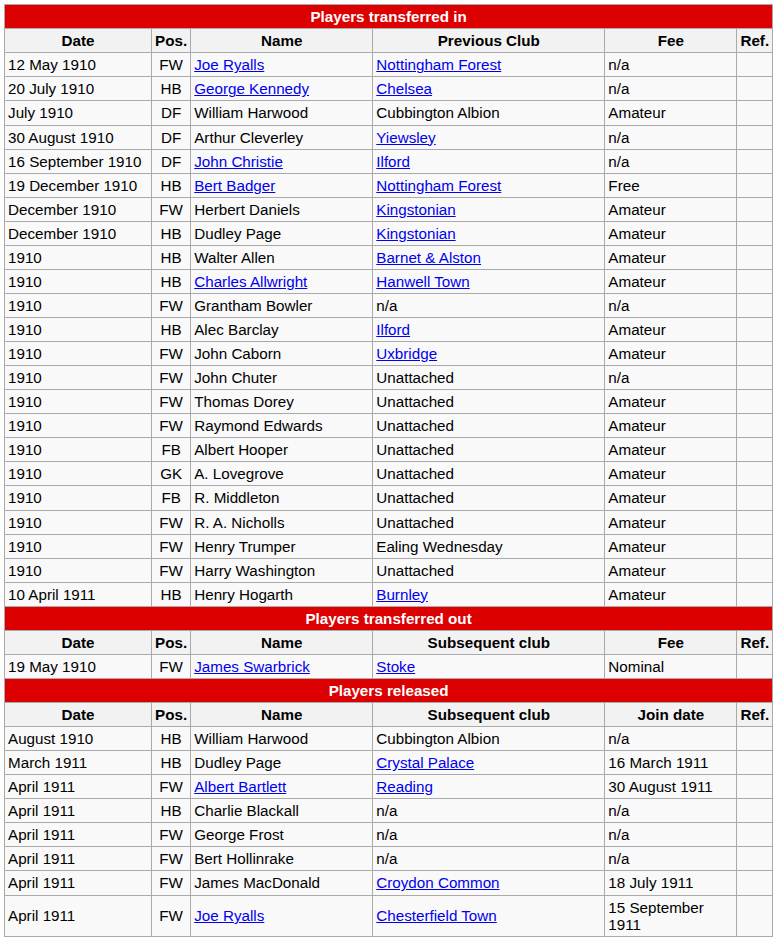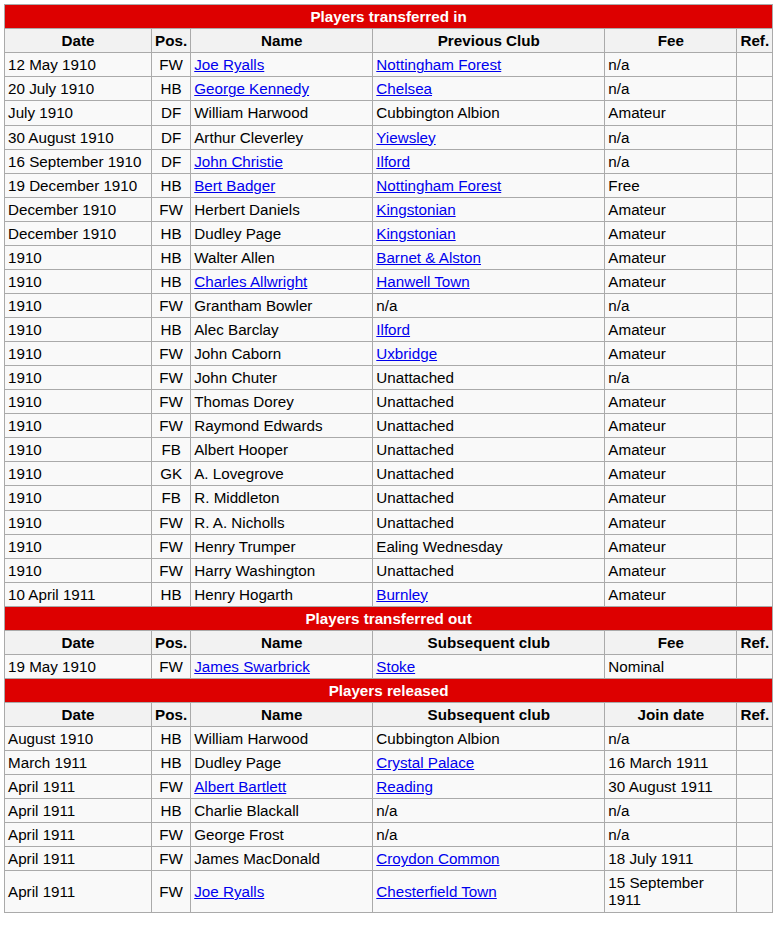- row: (42, 859)
